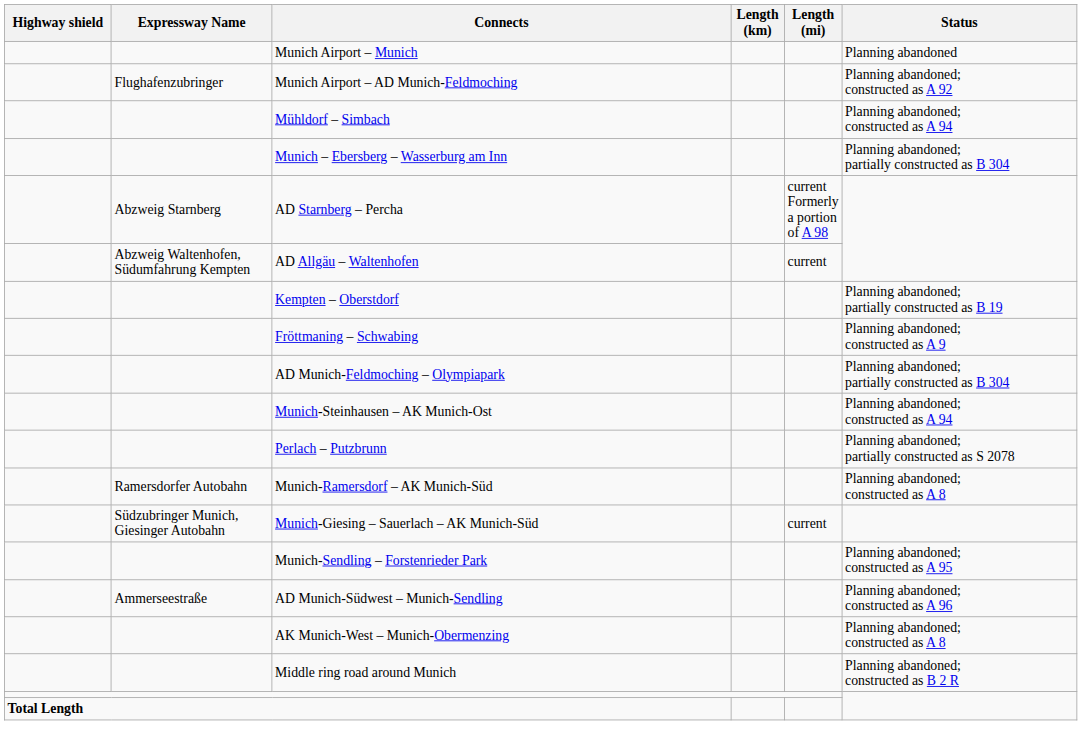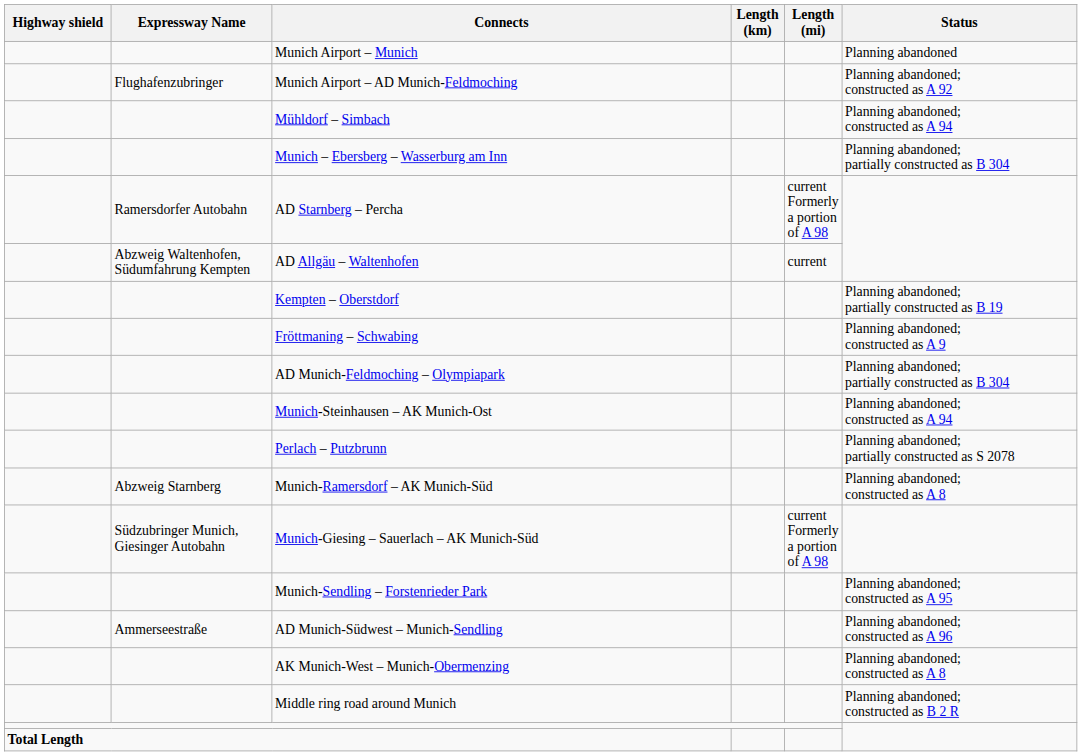(168, 209) Abzweig Starnberg -> (181, 209) Ramersdorfer Autobahn
(181, 486) Ramersdorfer Autobahn -> (168, 486) Abzweig Starnberg
(807, 523) current -> (813, 539) current Formerly a portion of A 98
